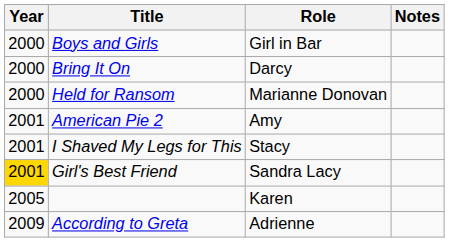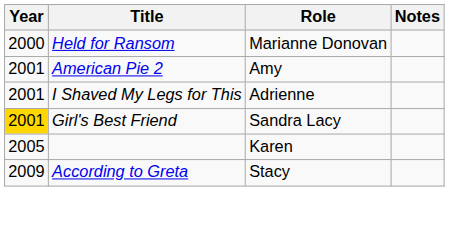- row: (105, 43)
- row: (91, 69)
(270, 146) Stacy -> (282, 95) Adrienne
(282, 224) Adrienne -> (270, 172) Stacy
